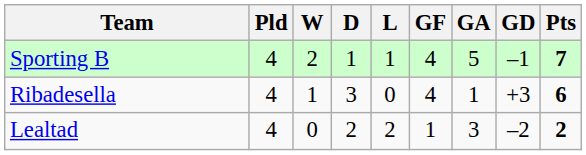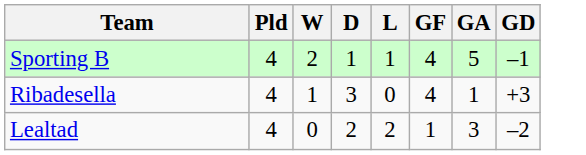- column: (561, 22)
